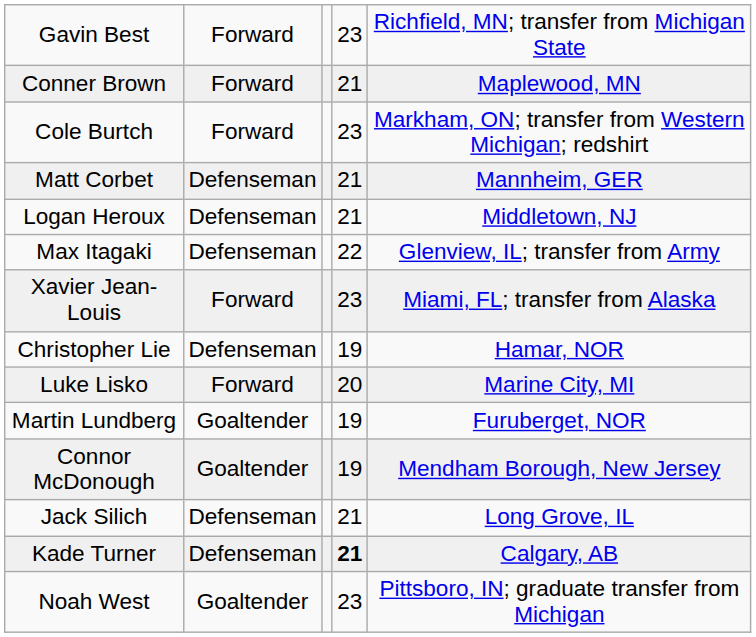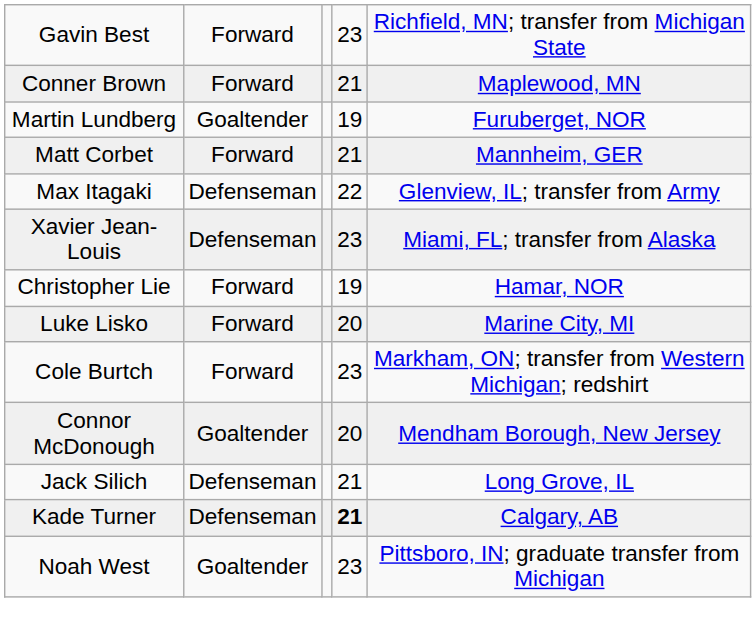rows swapped: (94, 132) <-> (94, 420)
(252, 180) Defenseman -> (252, 155) Forward
- row: (94, 216)
(252, 300) Forward -> (252, 239) Defenseman
(252, 348) Defenseman -> (252, 287) Forward
(350, 469) 19 -> (350, 433) 20
